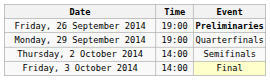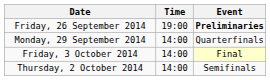(175, 40) 19:00 -> (175, 40) 14:00
rows swapped: (80, 54) <-> (80, 68)
